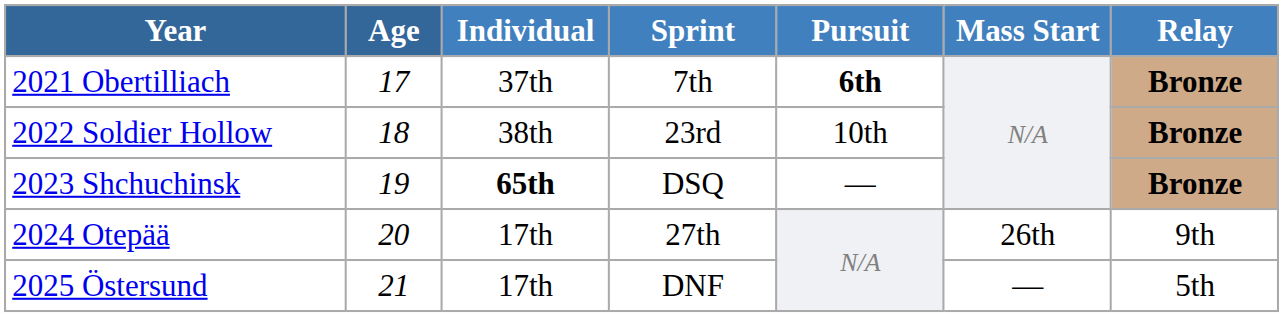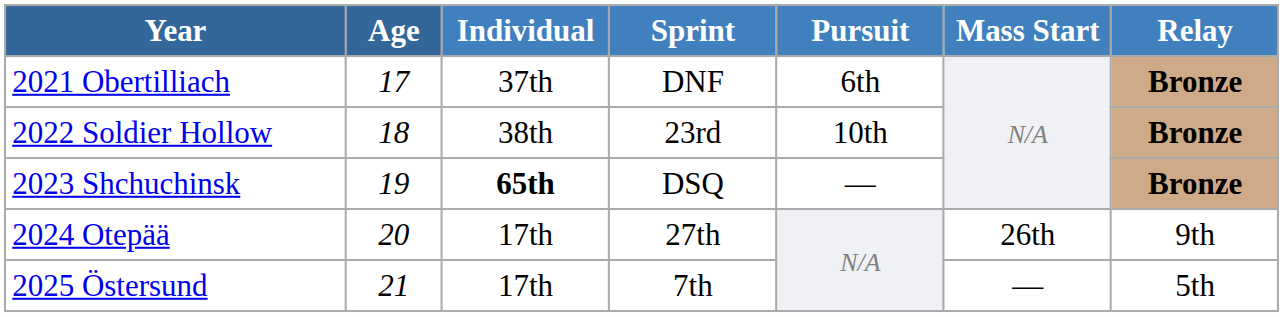(693, 81) 7th -> (693, 81) DNF
(860, 81) bold -> (860, 81) normal
(693, 285) DNF -> (693, 285) 7th
